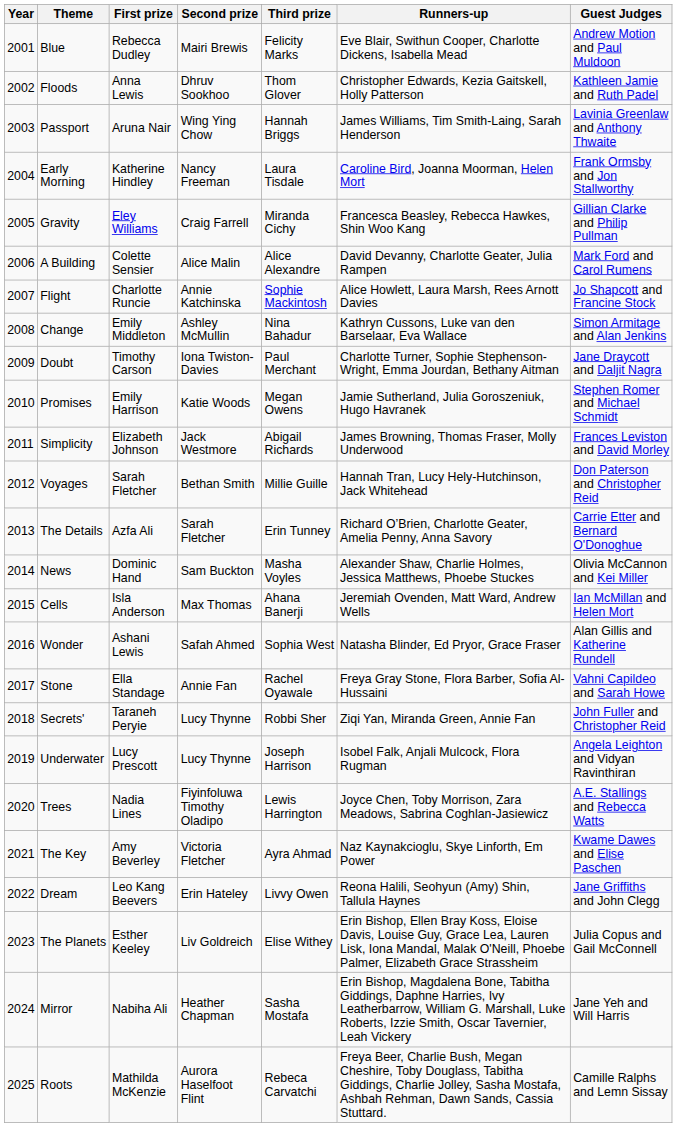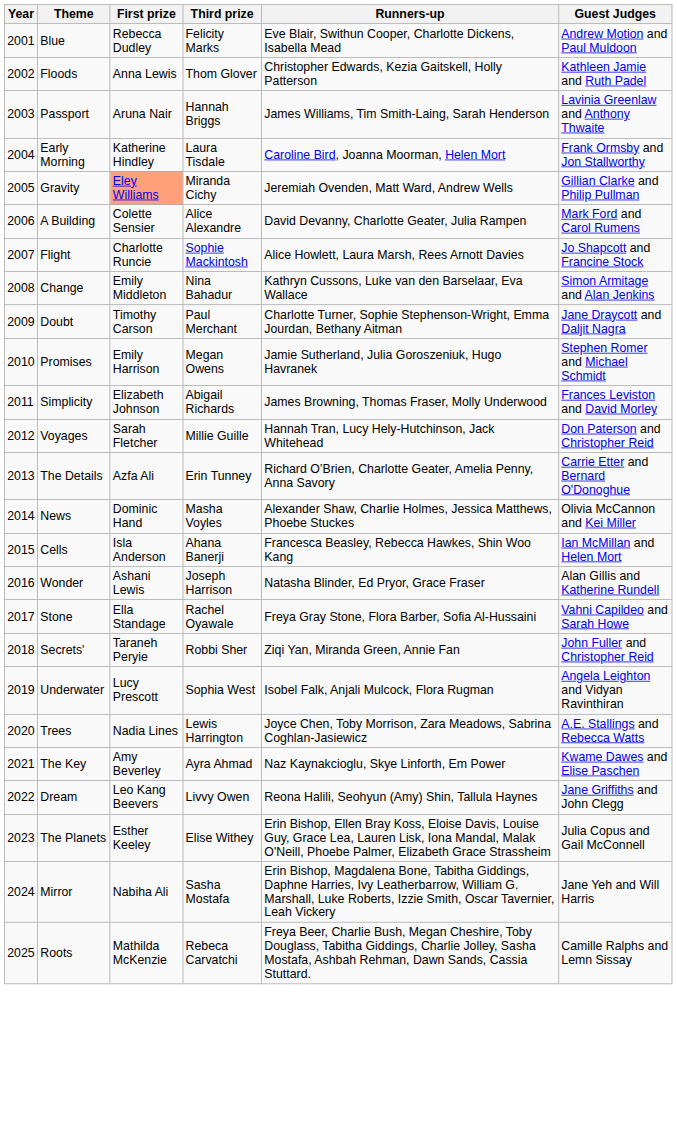- column: (220, 14)
(135, 222) no background -> (136, 188) lightsalmon background
(445, 222) Francesca Beasley, Rebecca Hawkes, Shin Woo Kang -> (389, 188) Jeremiah Ovenden, Matt Ward, Andrew Wells
(448, 605) Jeremiah Ovenden, Matt Ward, Andrew Wells -> (398, 549) Francesca Beasley, Rebecca Hawkes, Shin Woo Kang
(299, 645) Sophia West -> (209, 583) Joseph Harrison
(288, 759) Joseph Harrison -> (220, 690) Sophia West
